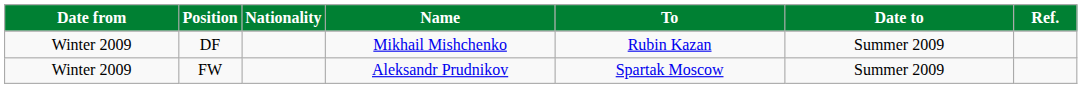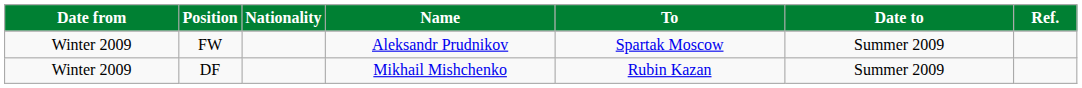rows swapped: (210, 44) <-> (210, 70)
